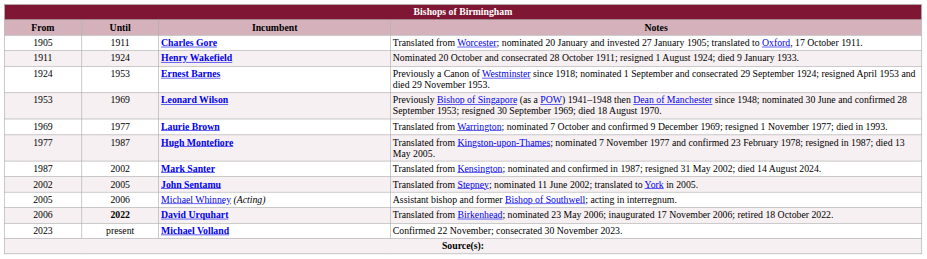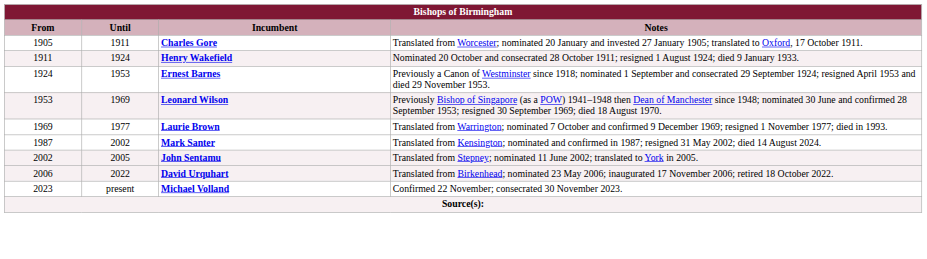- row: (197, 142)
- row: (213, 199)
(120, 215) bold -> (120, 173) normal
